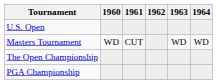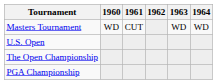rows swapped: (44, 42) <-> (26, 27)
